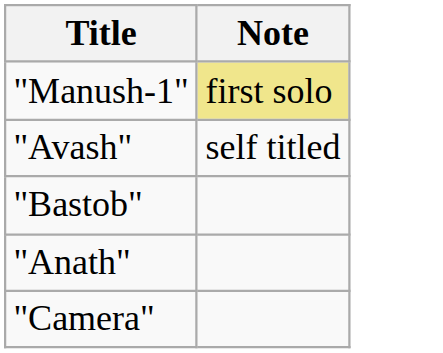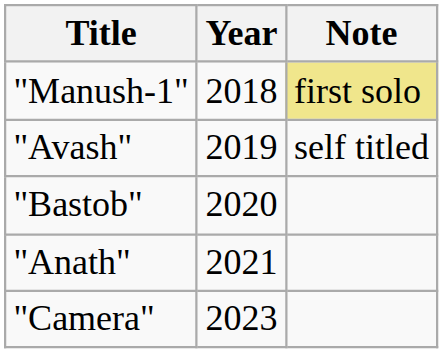+ column: (241, 33)
